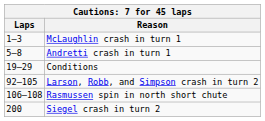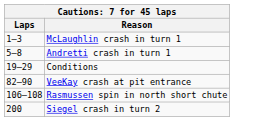+ row: (119, 81)
- row: (153, 81)
